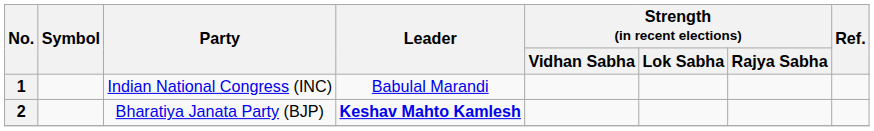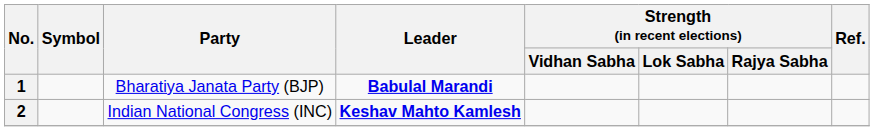(220, 86) Indian National Congress (INC) -> (220, 86) Bharatiya Janata Party (BJP)
(430, 86) normal -> (430, 86) bold
(220, 112) Bharatiya Janata Party (BJP) -> (220, 112) Indian National Congress (INC)
